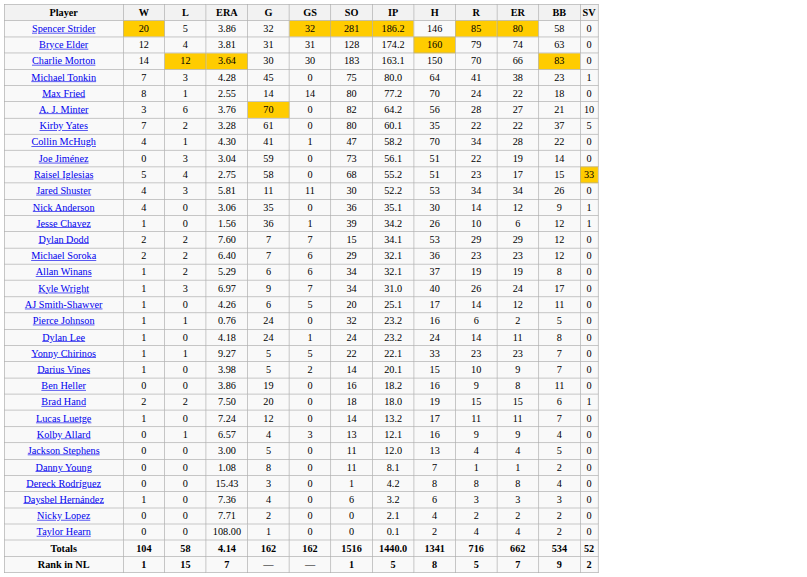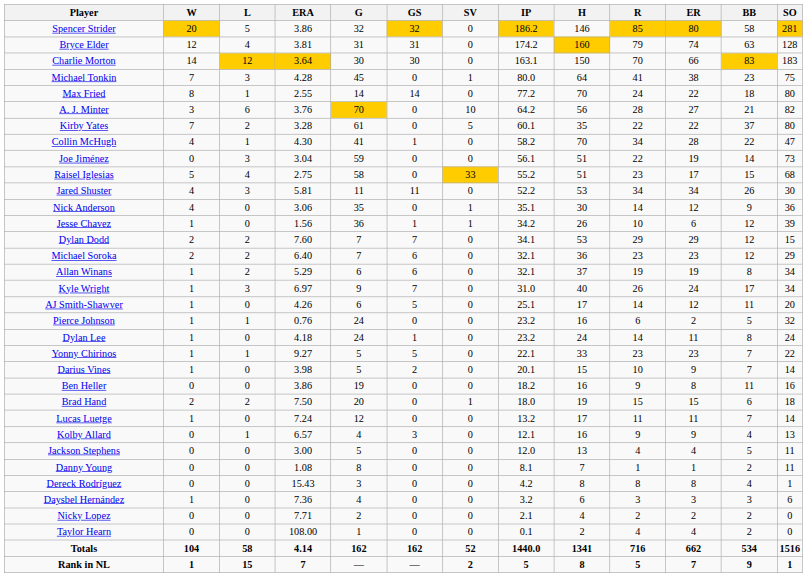columns swapped: (589, 12) <-> (352, 12)
